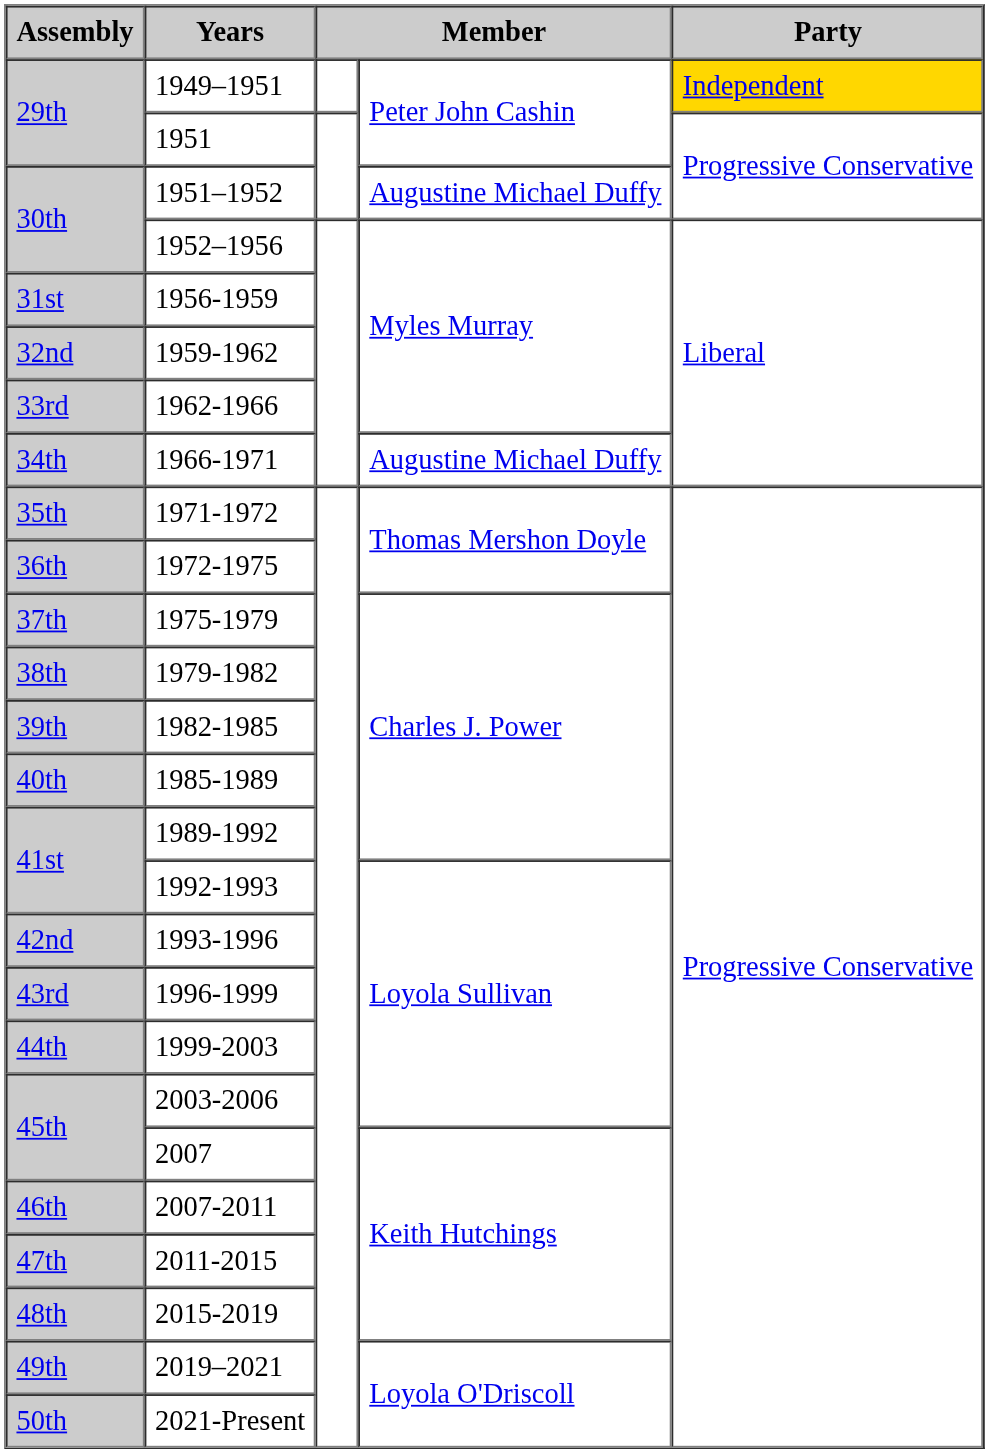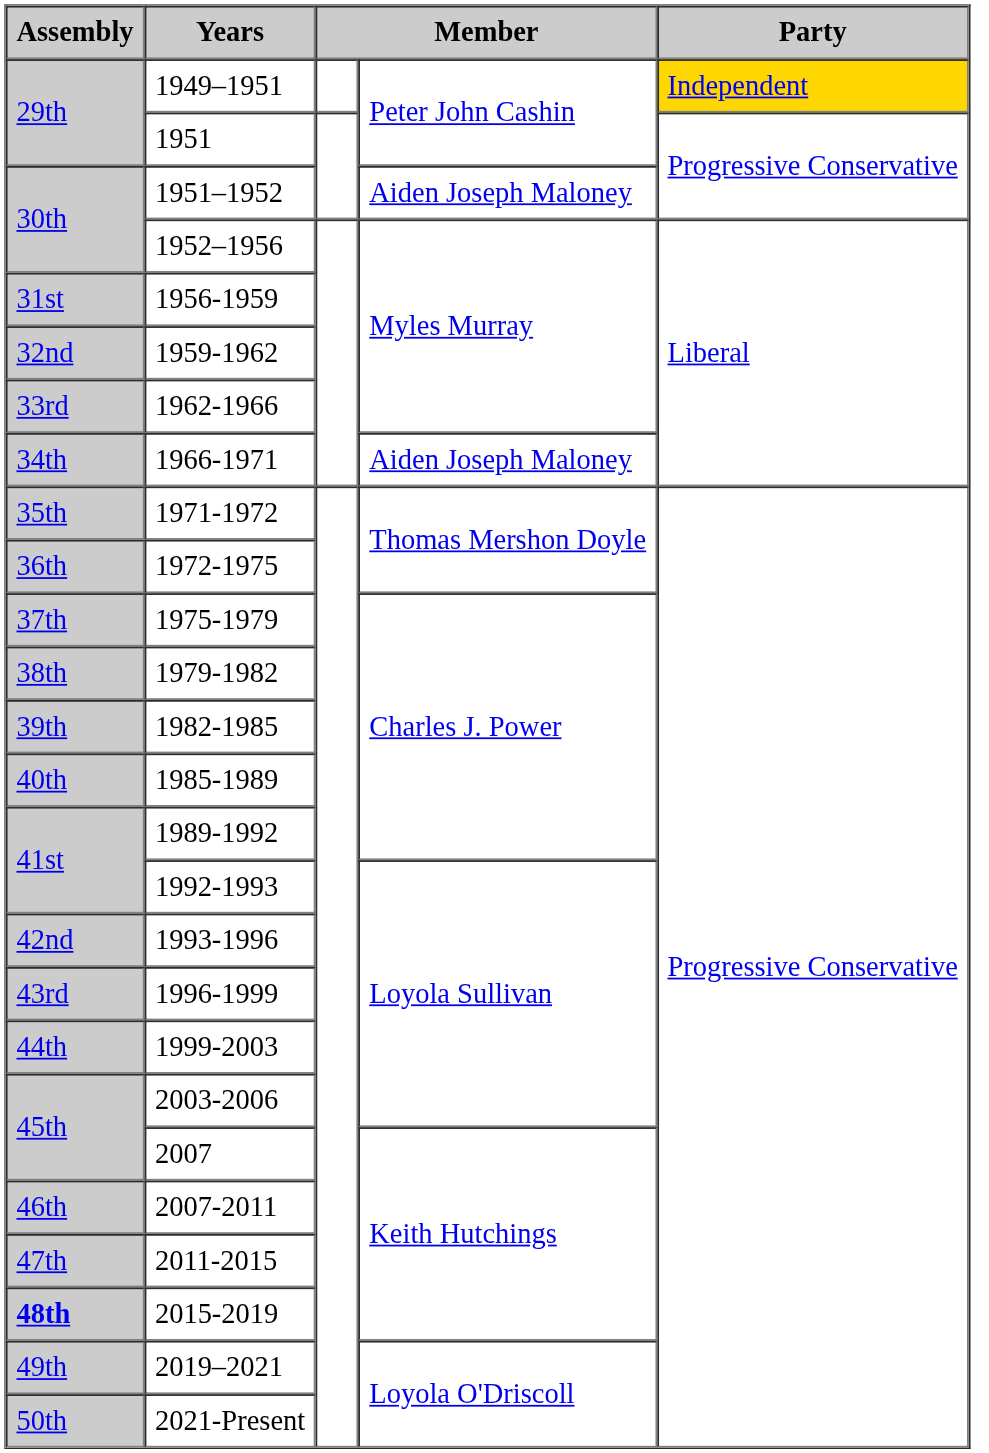(515, 192) Augustine Michael Duffy -> (501, 192) Aiden Joseph Maloney
(515, 459) Augustine Michael Duffy -> (501, 459) Aiden Joseph Maloney
(42, 1313) normal -> (43, 1313) bold
